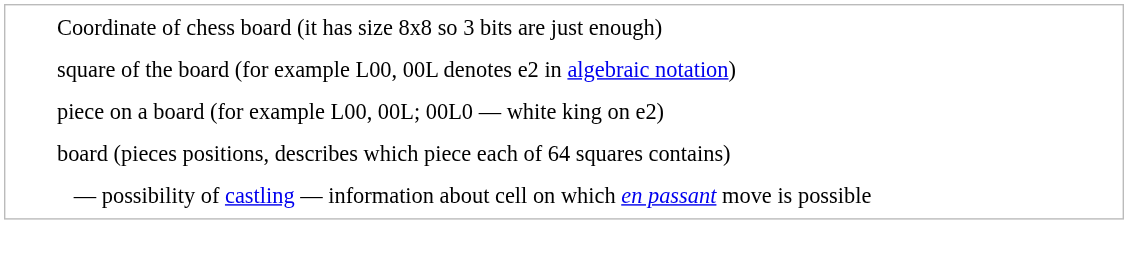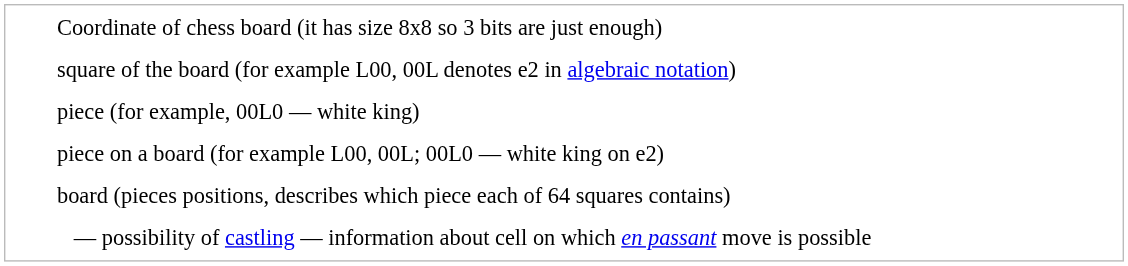+ row: (238, 111)
